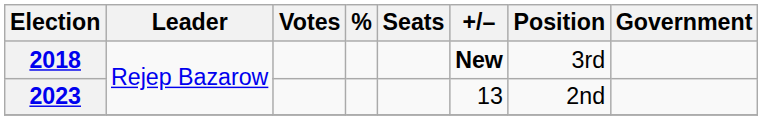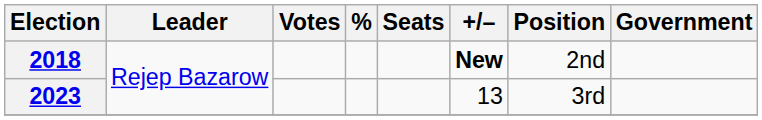(588, 59) 3rd -> (586, 59) 2nd
(586, 96) 2nd -> (588, 96) 3rd
